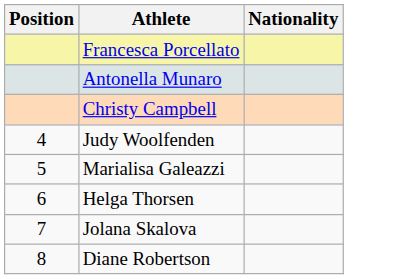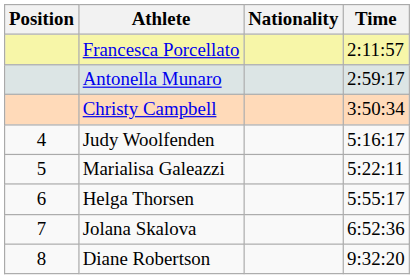+ column: (376, 19)
